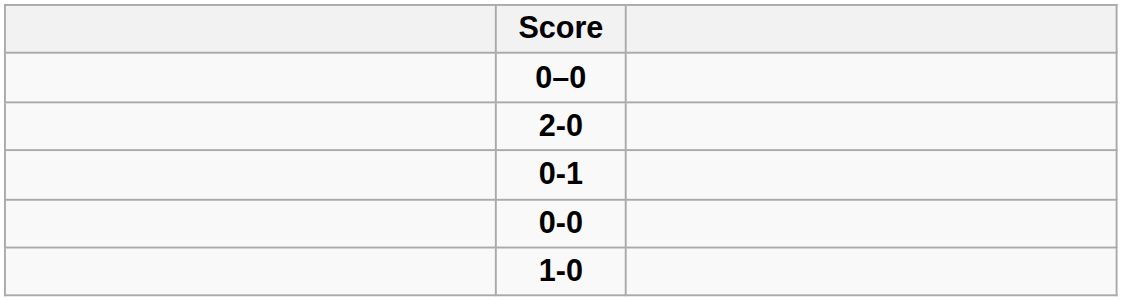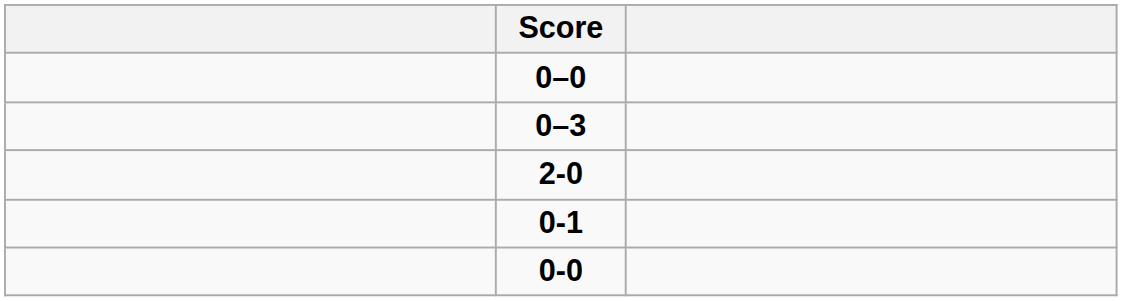+ row: (561, 125)
- row: (561, 271)
